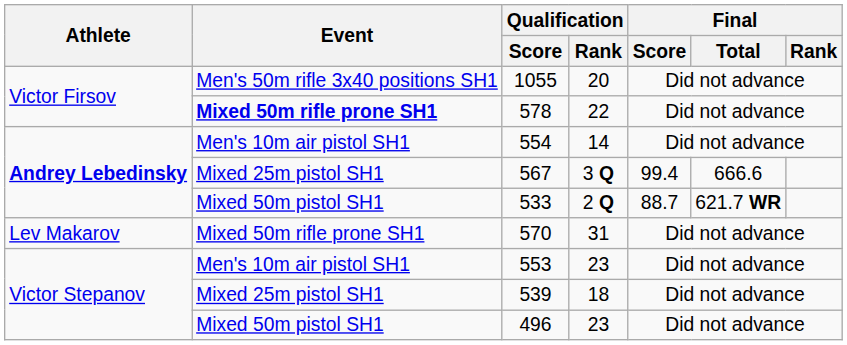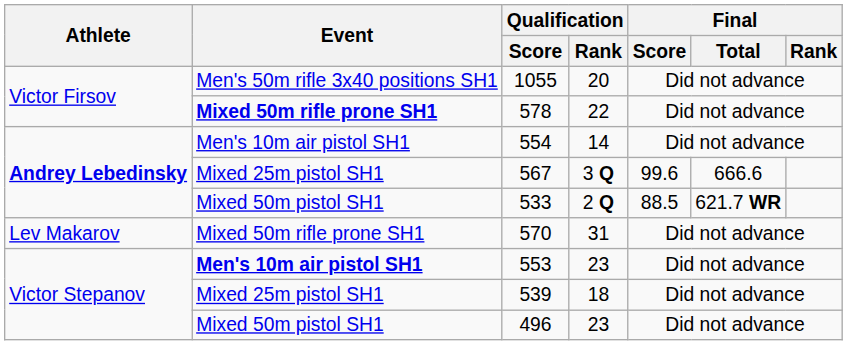(659, 173) 99.4 -> (659, 173) 99.6
(659, 203) 88.7 -> (659, 203) 88.5
(303, 264) normal -> (309, 264) bold
